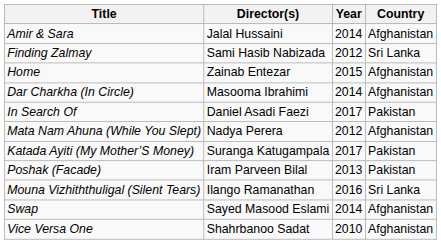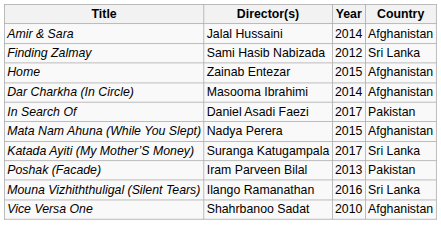(349, 131) 2012 -> (349, 131) 2015
(392, 151) Pakistan -> (394, 151) Sri Lanka
- row: (23, 209)
